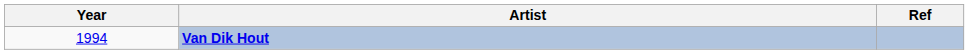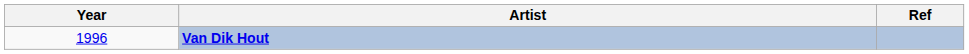(92, 37) 1994 -> (92, 37) 1996
